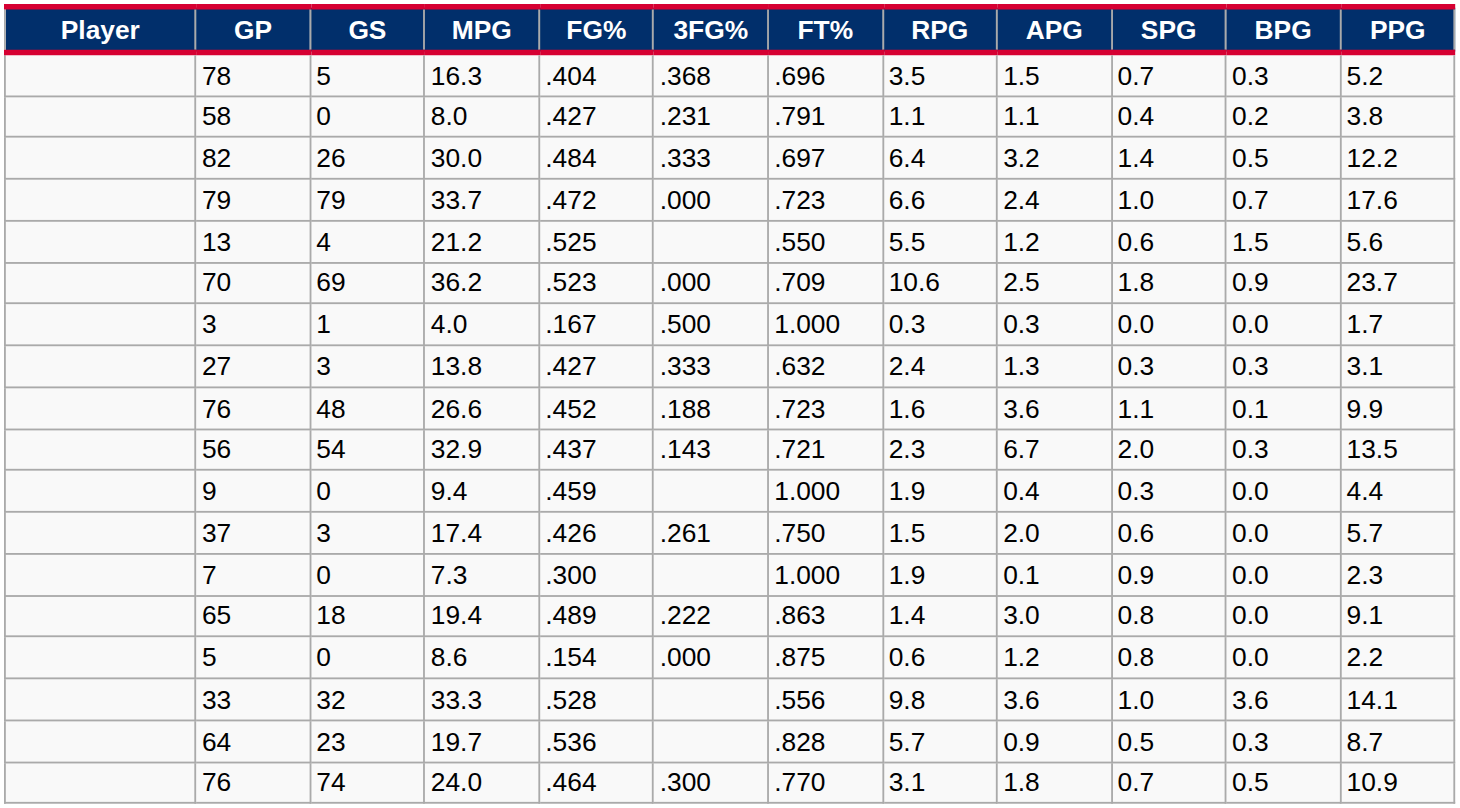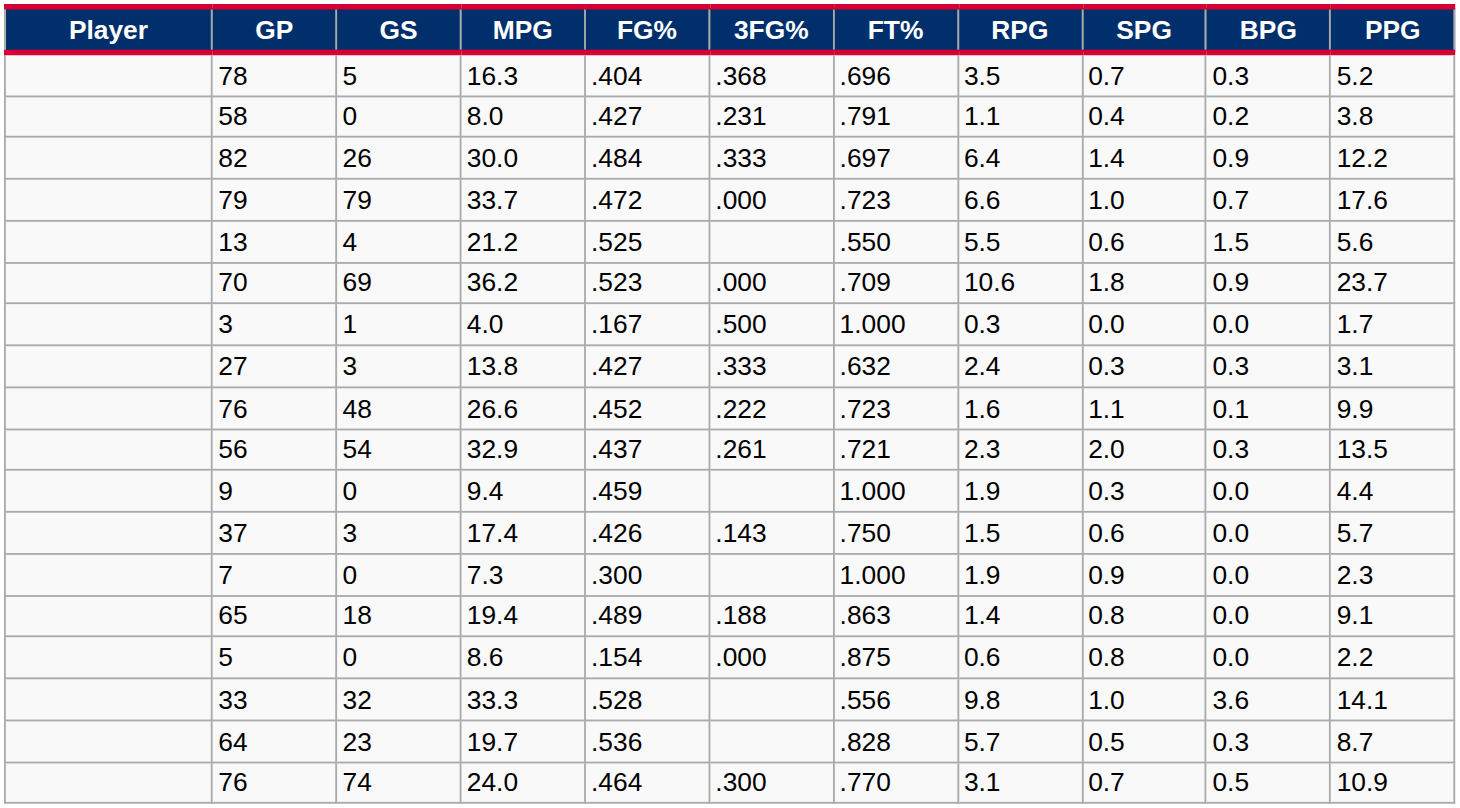- column: (1054, 30)
(1250, 158) 0.5 -> (1231, 158) 0.9
(685, 408) .188 -> (741, 408) .222
(685, 450) .143 -> (741, 450) .261
(685, 533) .261 -> (741, 533) .143
(685, 616) .222 -> (741, 616) .188
